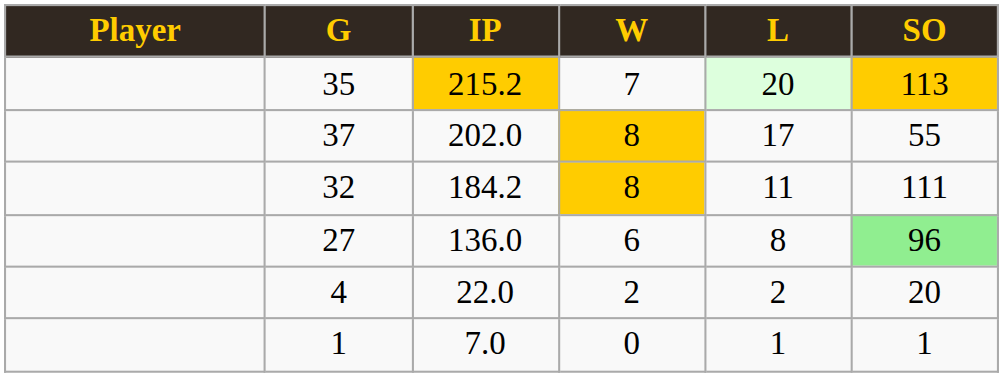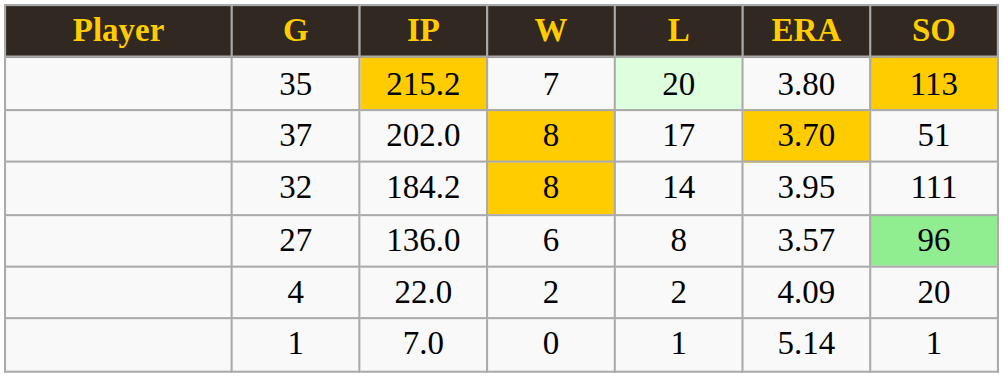+ column: (806, 30)
(925, 135) 55 -> (934, 135) 51
(778, 187) 11 -> (679, 187) 14
